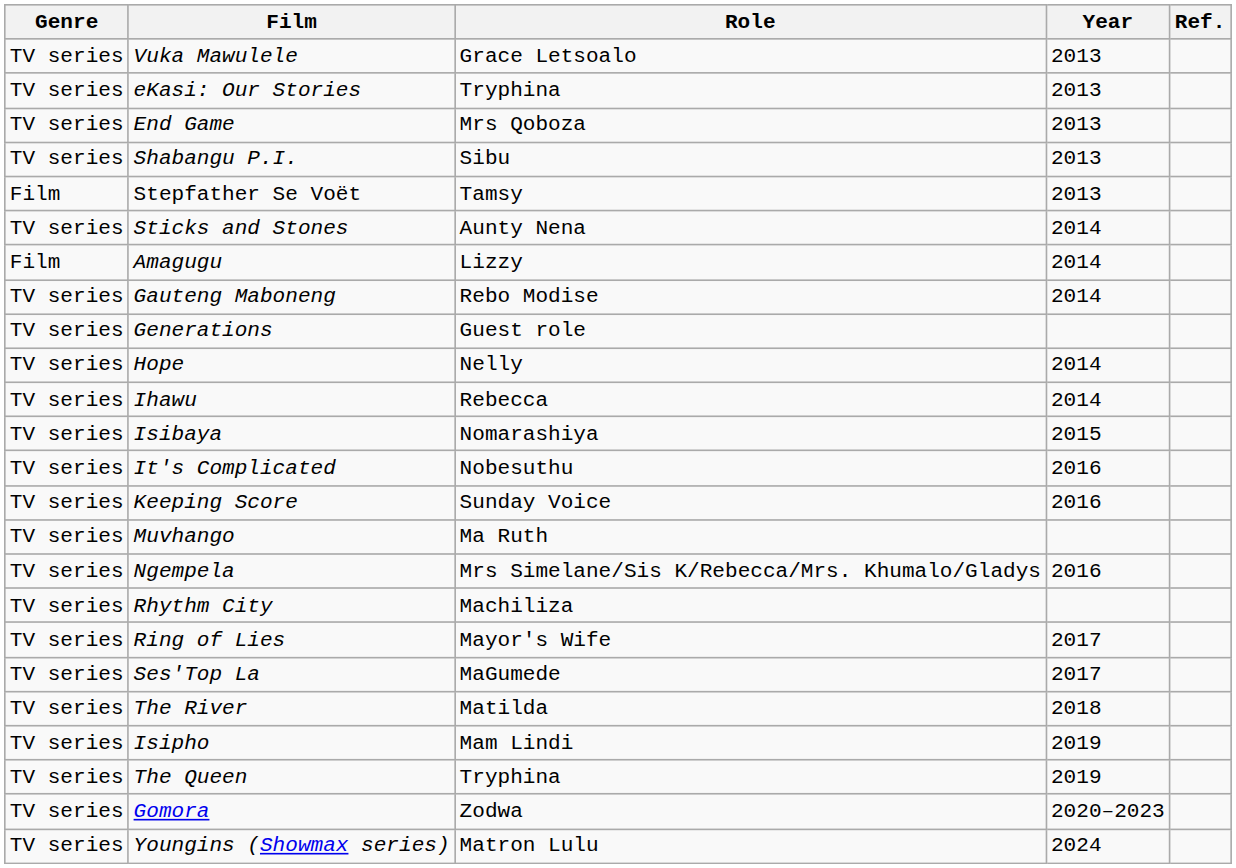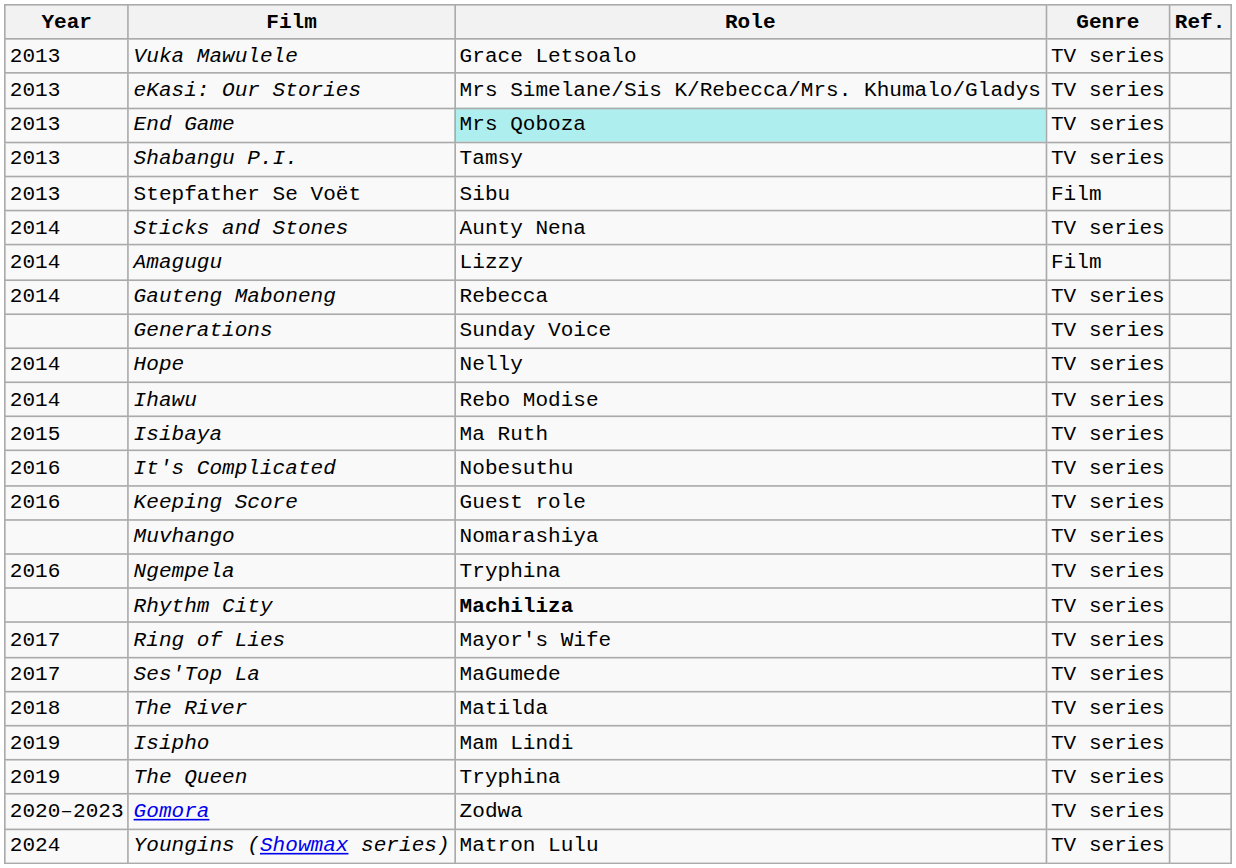columns swapped: (1108, 22) <-> (67, 22)
(510, 91) Tryphina -> (750, 91) Mrs Simelane/Sis K/Rebecca/Mrs. Khumalo/Gladys
(523, 125) no background -> (523, 125) paleturquoise background
(485, 159) Sibu -> (491, 159) Tamsy
(491, 194) Tamsy -> (485, 194) Sibu
(529, 297) Rebo Modise -> (504, 297) Rebecca
(523, 331) Guest role -> (535, 331) Sunday Voice
(504, 400) Rebecca -> (529, 400) Rebo Modise
(529, 434) Nomarashiya -> (504, 434) Ma Ruth
(535, 503) Sunday Voice -> (523, 503) Guest role
(504, 537) Ma Ruth -> (529, 537) Nomarashiya
(750, 571) Mrs Simelane/Sis K/Rebecca/Mrs. Khumalo/Gladys -> (510, 571) Tryphina
(516, 605) normal -> (516, 605) bold
